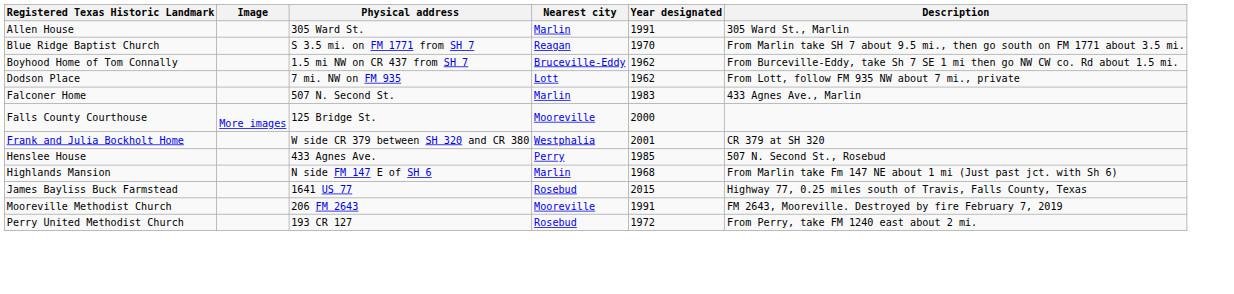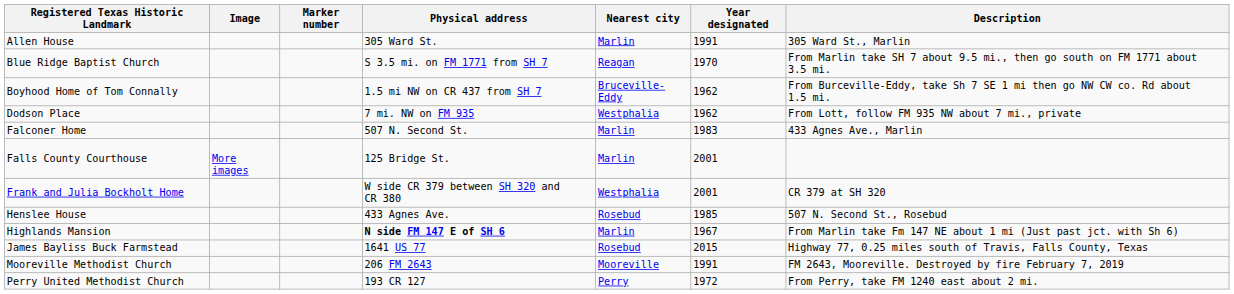+ column: (321, 19)
(546, 79) Lott -> (629, 114) Westphalia
(565, 118) Mooreville -> (616, 159) Marlin
(643, 118) 2000 -> (705, 159) 2001
(549, 157) Perry -> (619, 215) Rosebud
(361, 173) normal -> (435, 232) bold
(643, 173) 1968 -> (705, 232) 1967
(555, 223) Rosebud -> (613, 281) Perry
